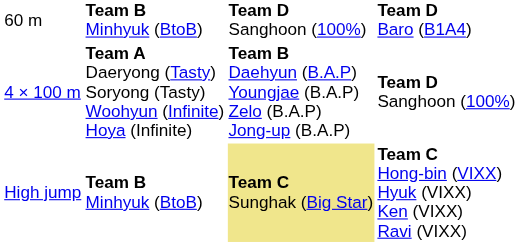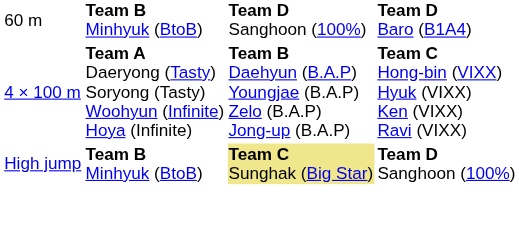(446, 92) Team D Sanghoon (100%) -> (440, 92) Team C Hong-bin (VIXX) Hyuk (VIXX) Ken (VIXX) Ravi (VIXX)
(440, 192) Team C Hong-bin (VIXX) Hyuk (VIXX) Ken (VIXX) Ravi (VIXX) -> (446, 163) Team D Sanghoon (100%)
